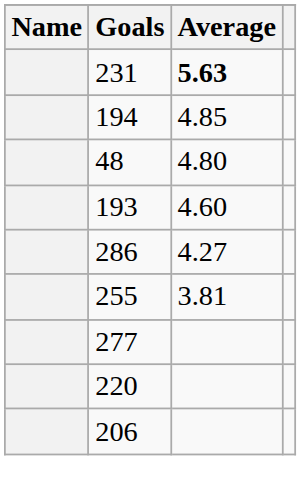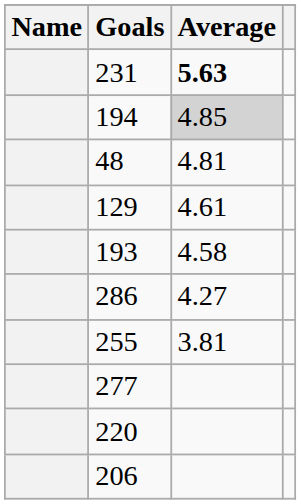(202, 116) no background -> (202, 116) lightgrey background
(202, 161) 4.80 -> (202, 161) 4.81
+ row: (116, 206)
(202, 206) 4.60 -> (202, 251) 4.58
